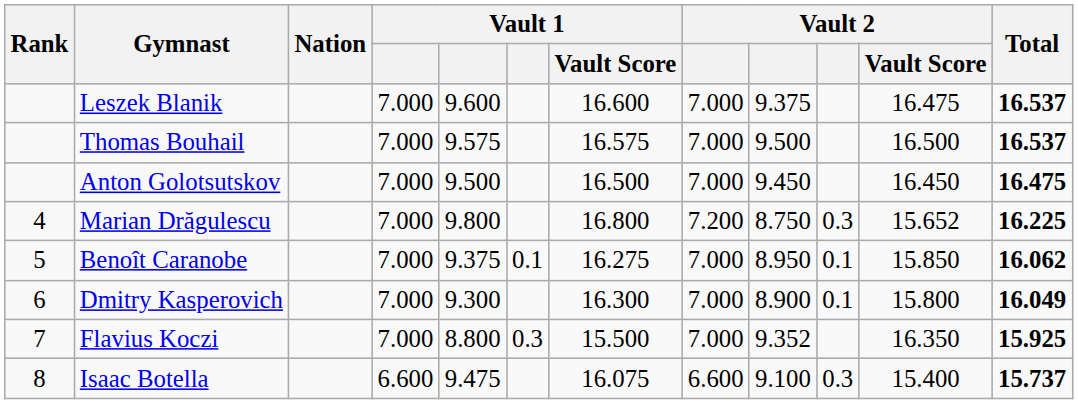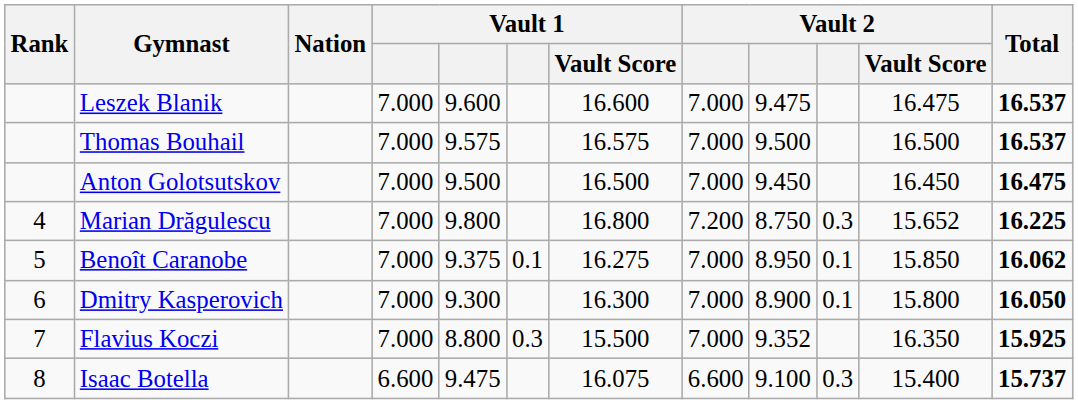(783, 102) 9.375 -> (783, 102) 9.475
(1032, 299) 16.049 -> (1032, 299) 16.050
